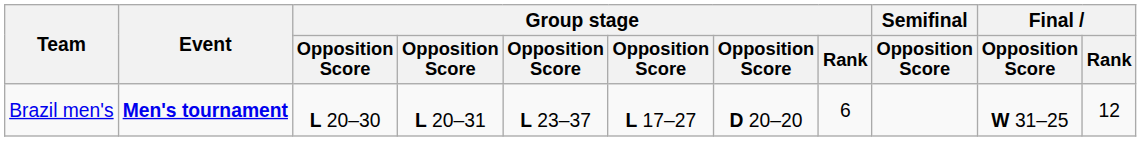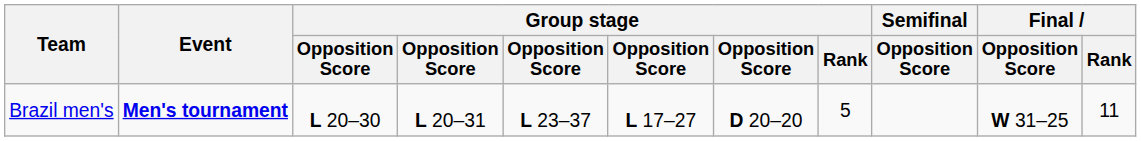(845, 110) 6 -> (845, 110) 5
(1109, 110) 12 -> (1109, 110) 11
